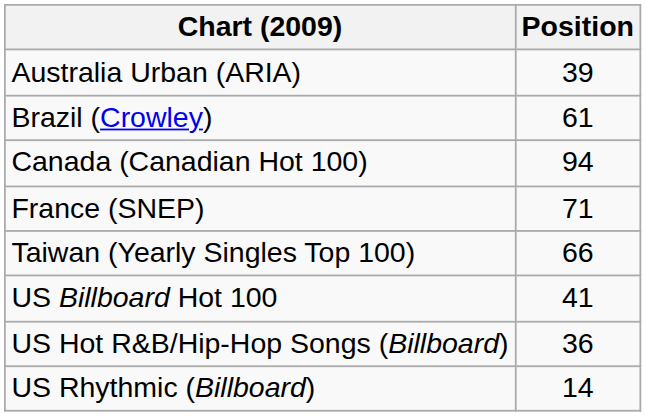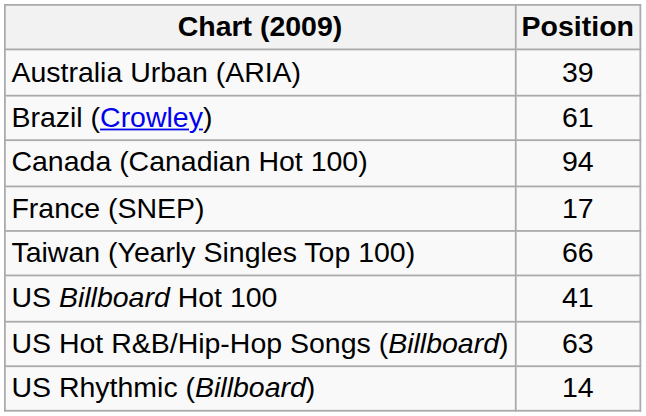(578, 207) 71 -> (578, 207) 17
(578, 343) 36 -> (578, 343) 63
